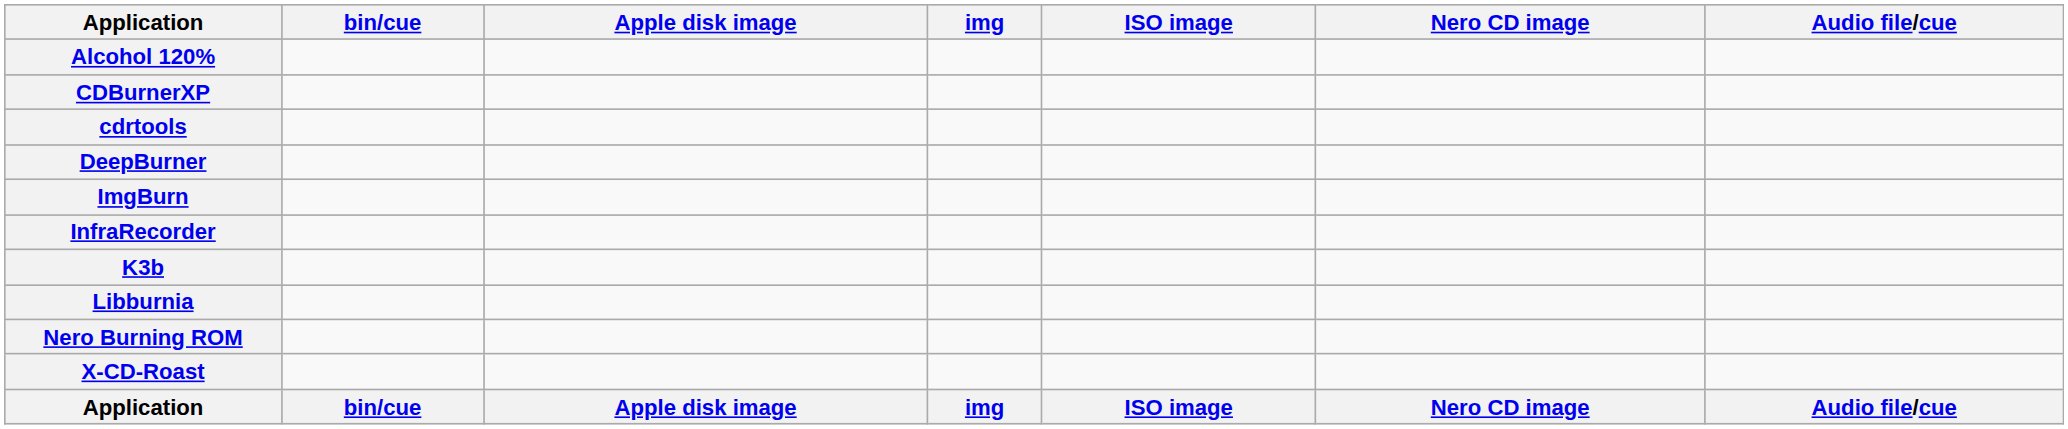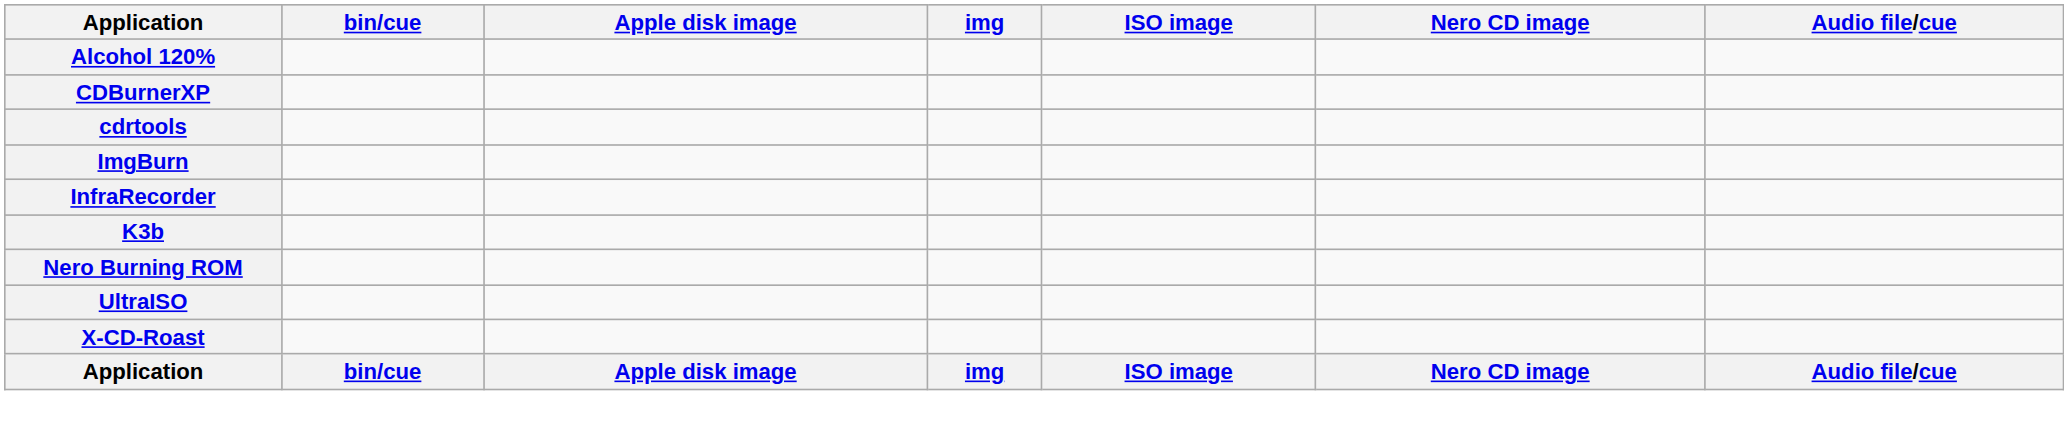- row: (143, 162)
- row: (143, 301)
+ row: (143, 301)
